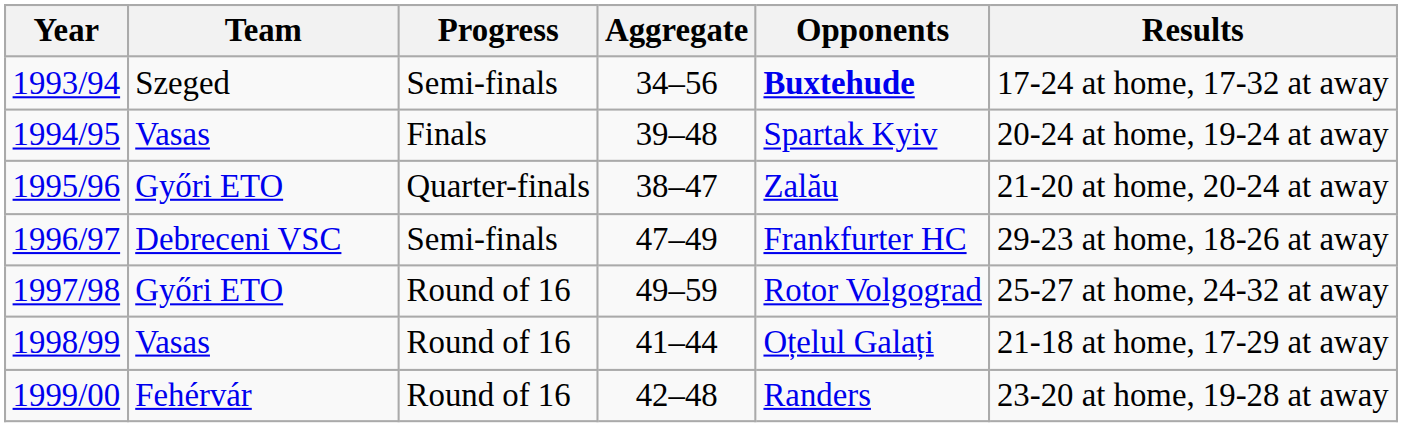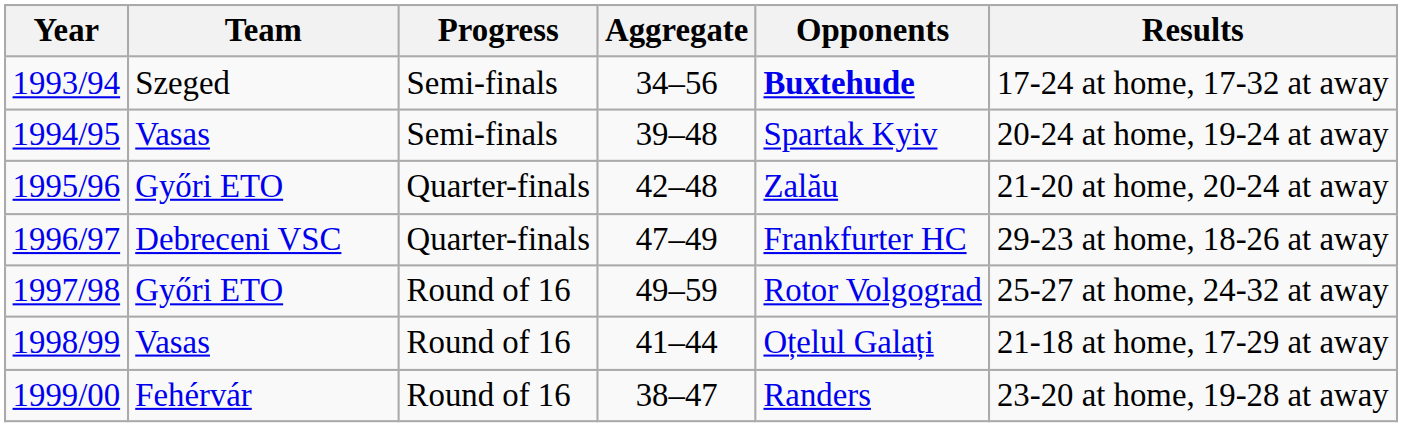(447, 134) Finals -> (482, 134) Semi-finals
(677, 186) 38–47 -> (677, 186) 42–48
(482, 238) Semi-finals -> (498, 238) Quarter-finals
(677, 394) 42–48 -> (677, 394) 38–47
